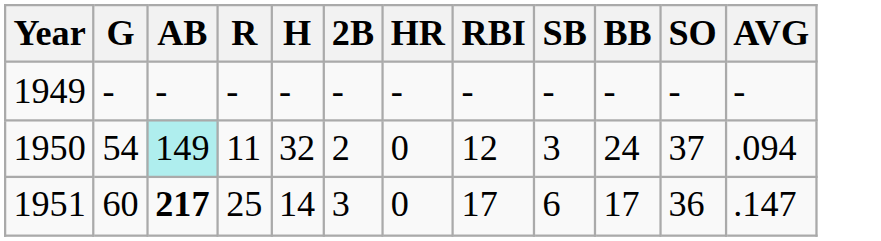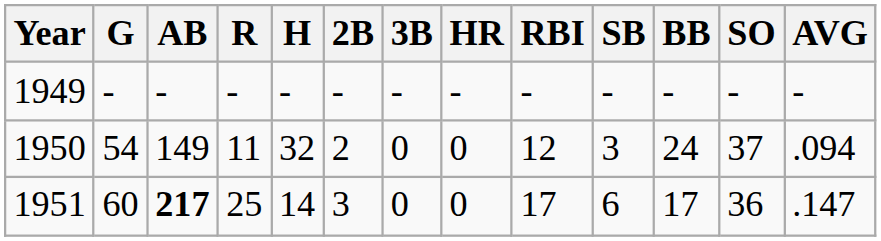+ column: (412, 33)
(182, 147) paleturquoise background -> (182, 147) no background
